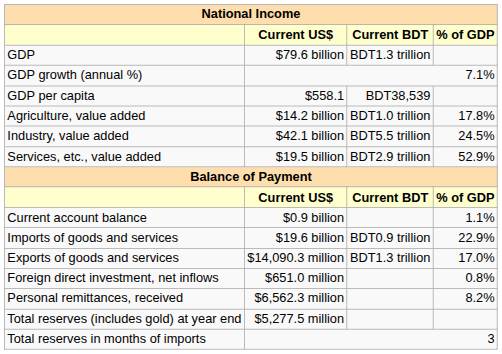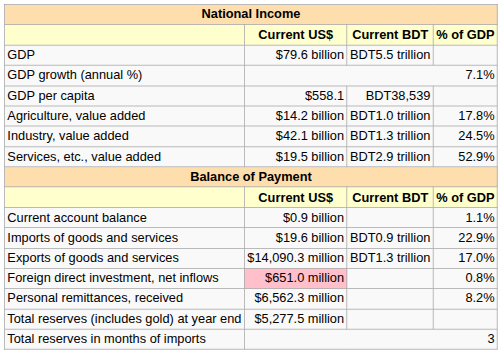(390, 55) BDT1.3 trillion -> (390, 55) BDT5.5 trillion
(390, 136) BDT5.5 trillion -> (390, 136) BDT1.3 trillion
(305, 278) no background -> (305, 278) pink background
